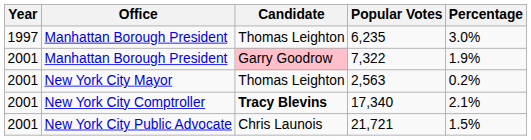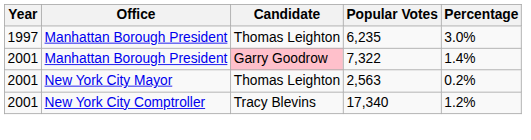(464, 59) 1.9% -> (460, 59) 1.4%
(283, 102) bold -> (275, 102) normal
(464, 102) 2.1% -> (460, 102) 1.2%
- row: (372, 124)
